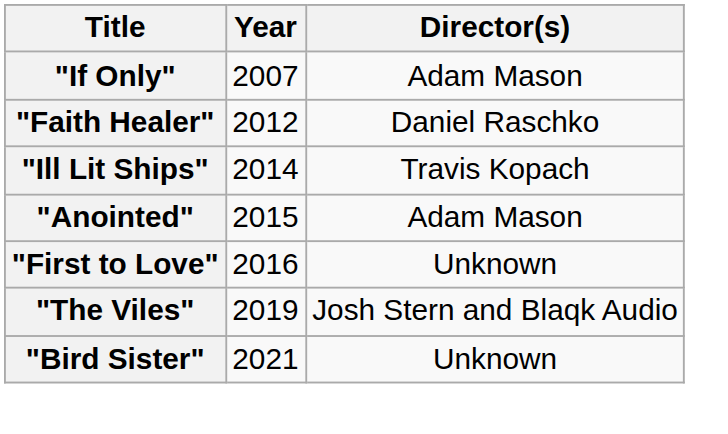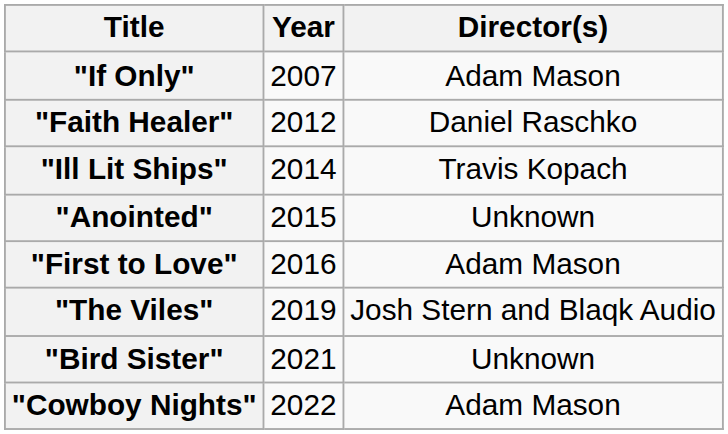(495, 216) Adam Mason -> (533, 216) Unknown
(495, 264) Unknown -> (533, 264) Adam Mason
+ row: (134, 405)
